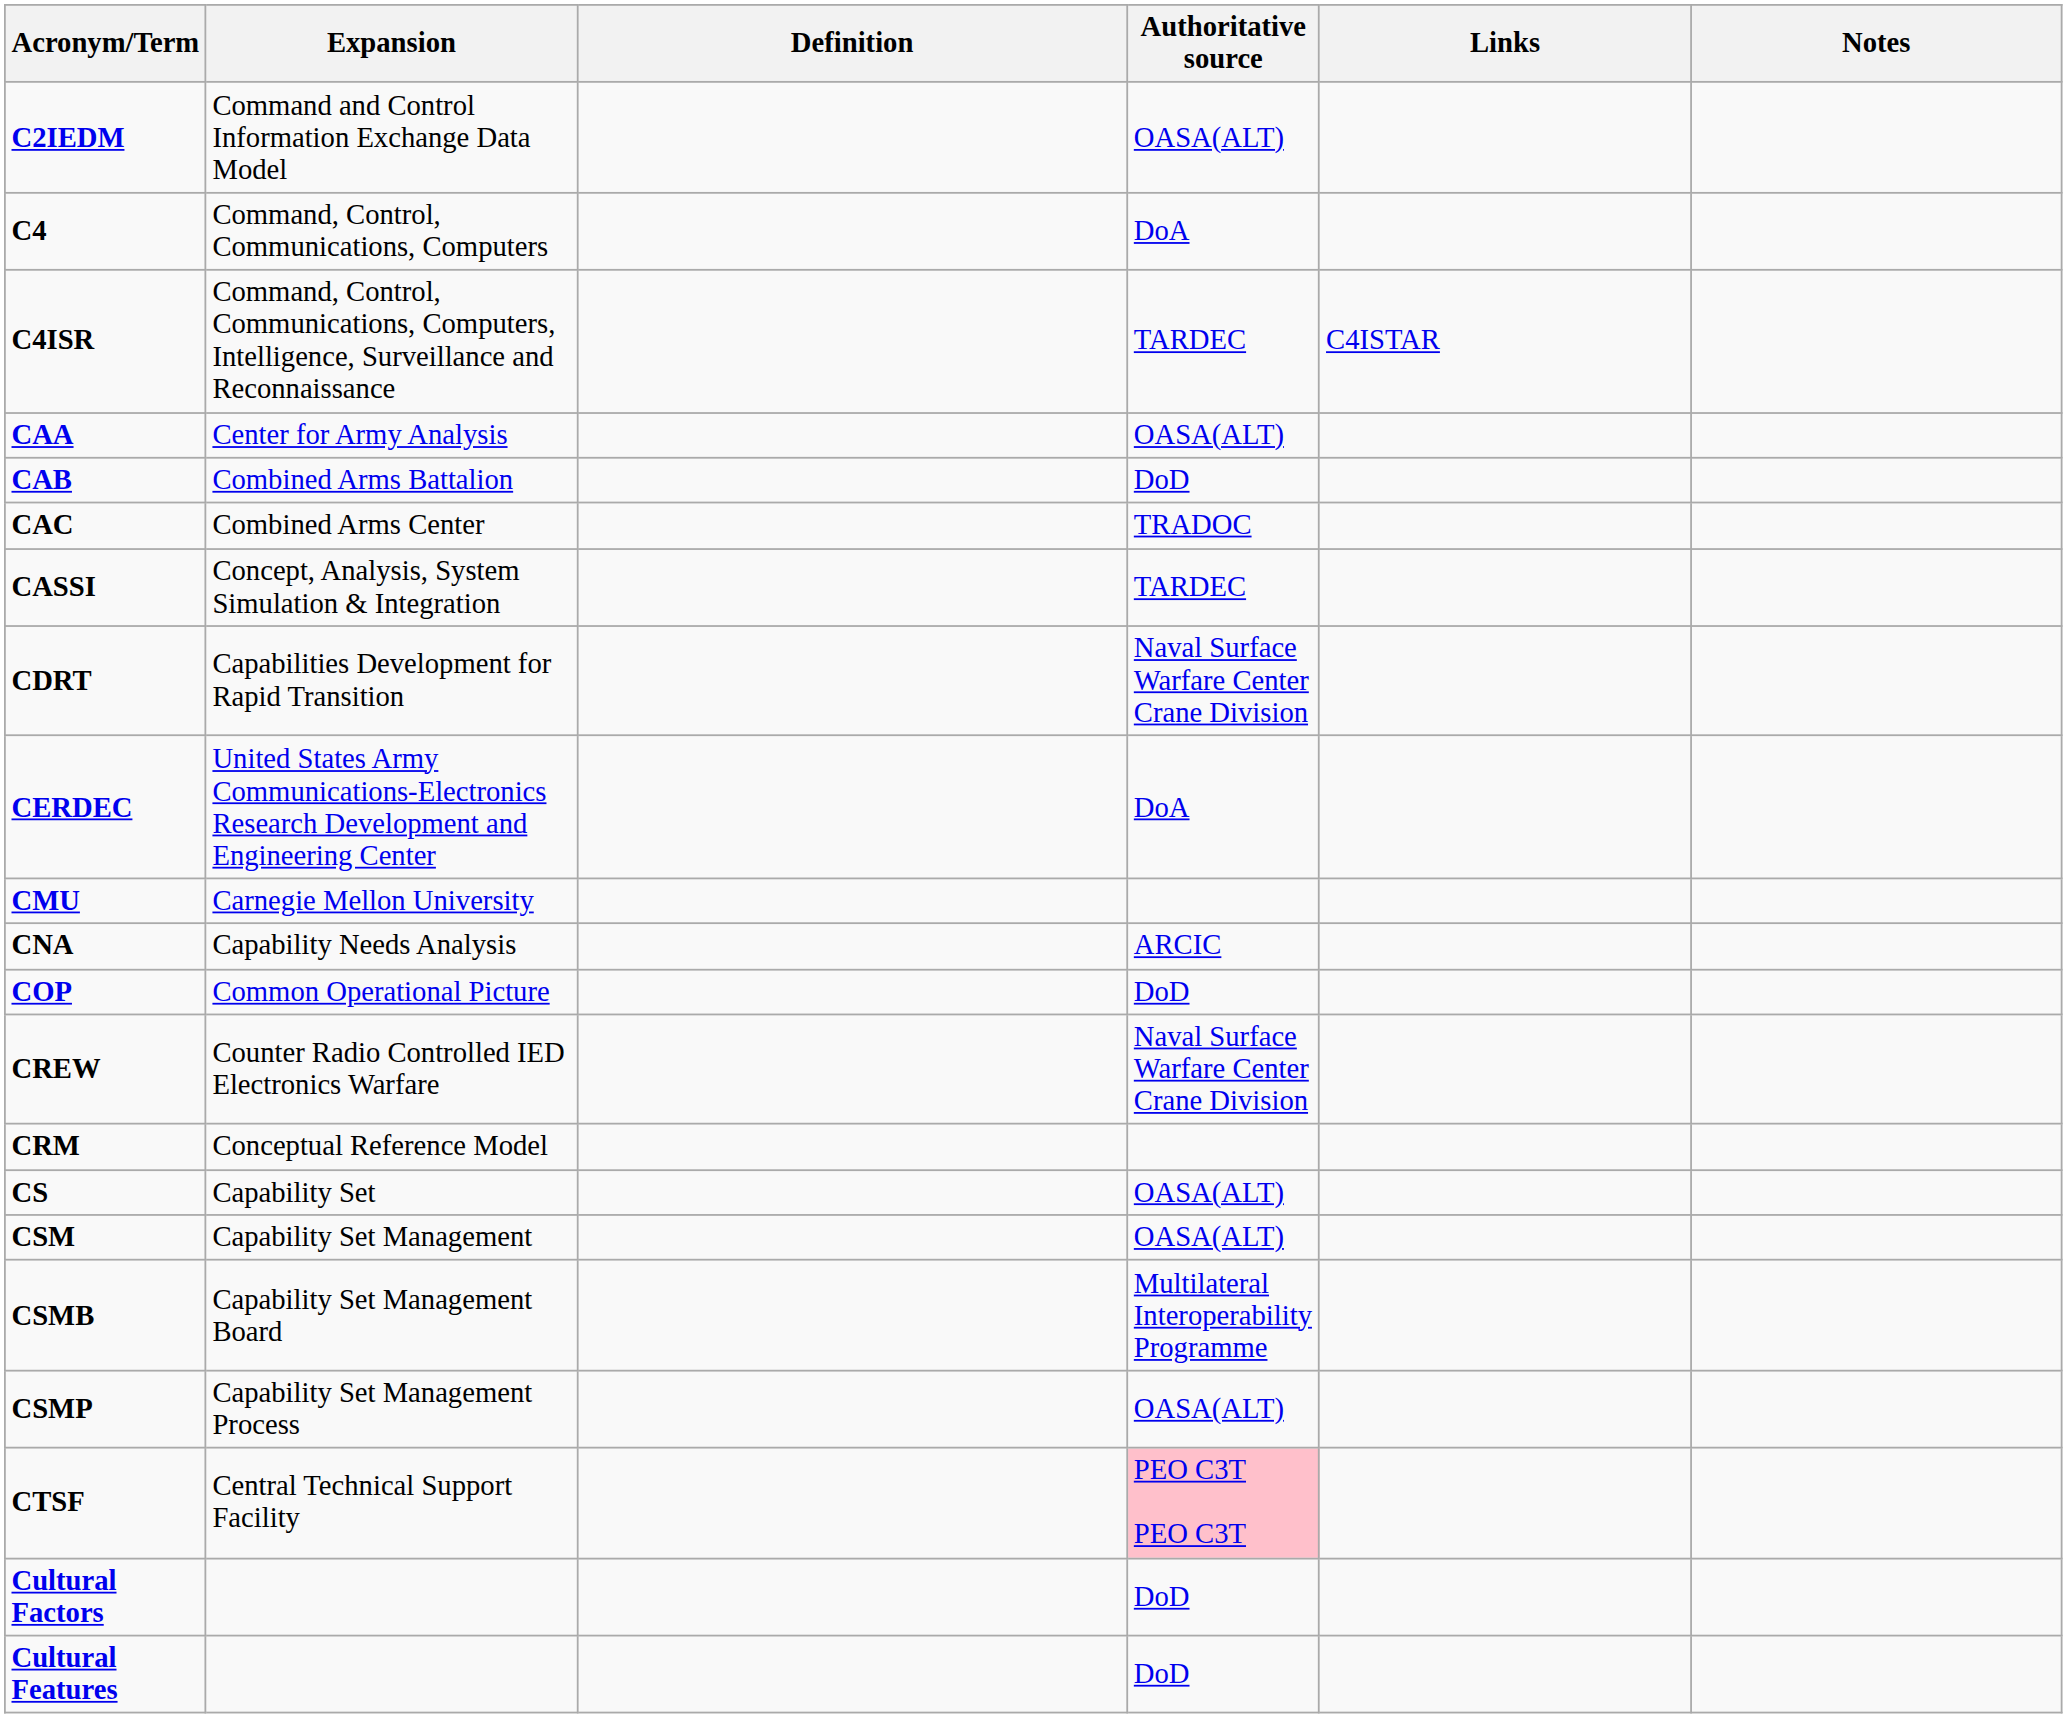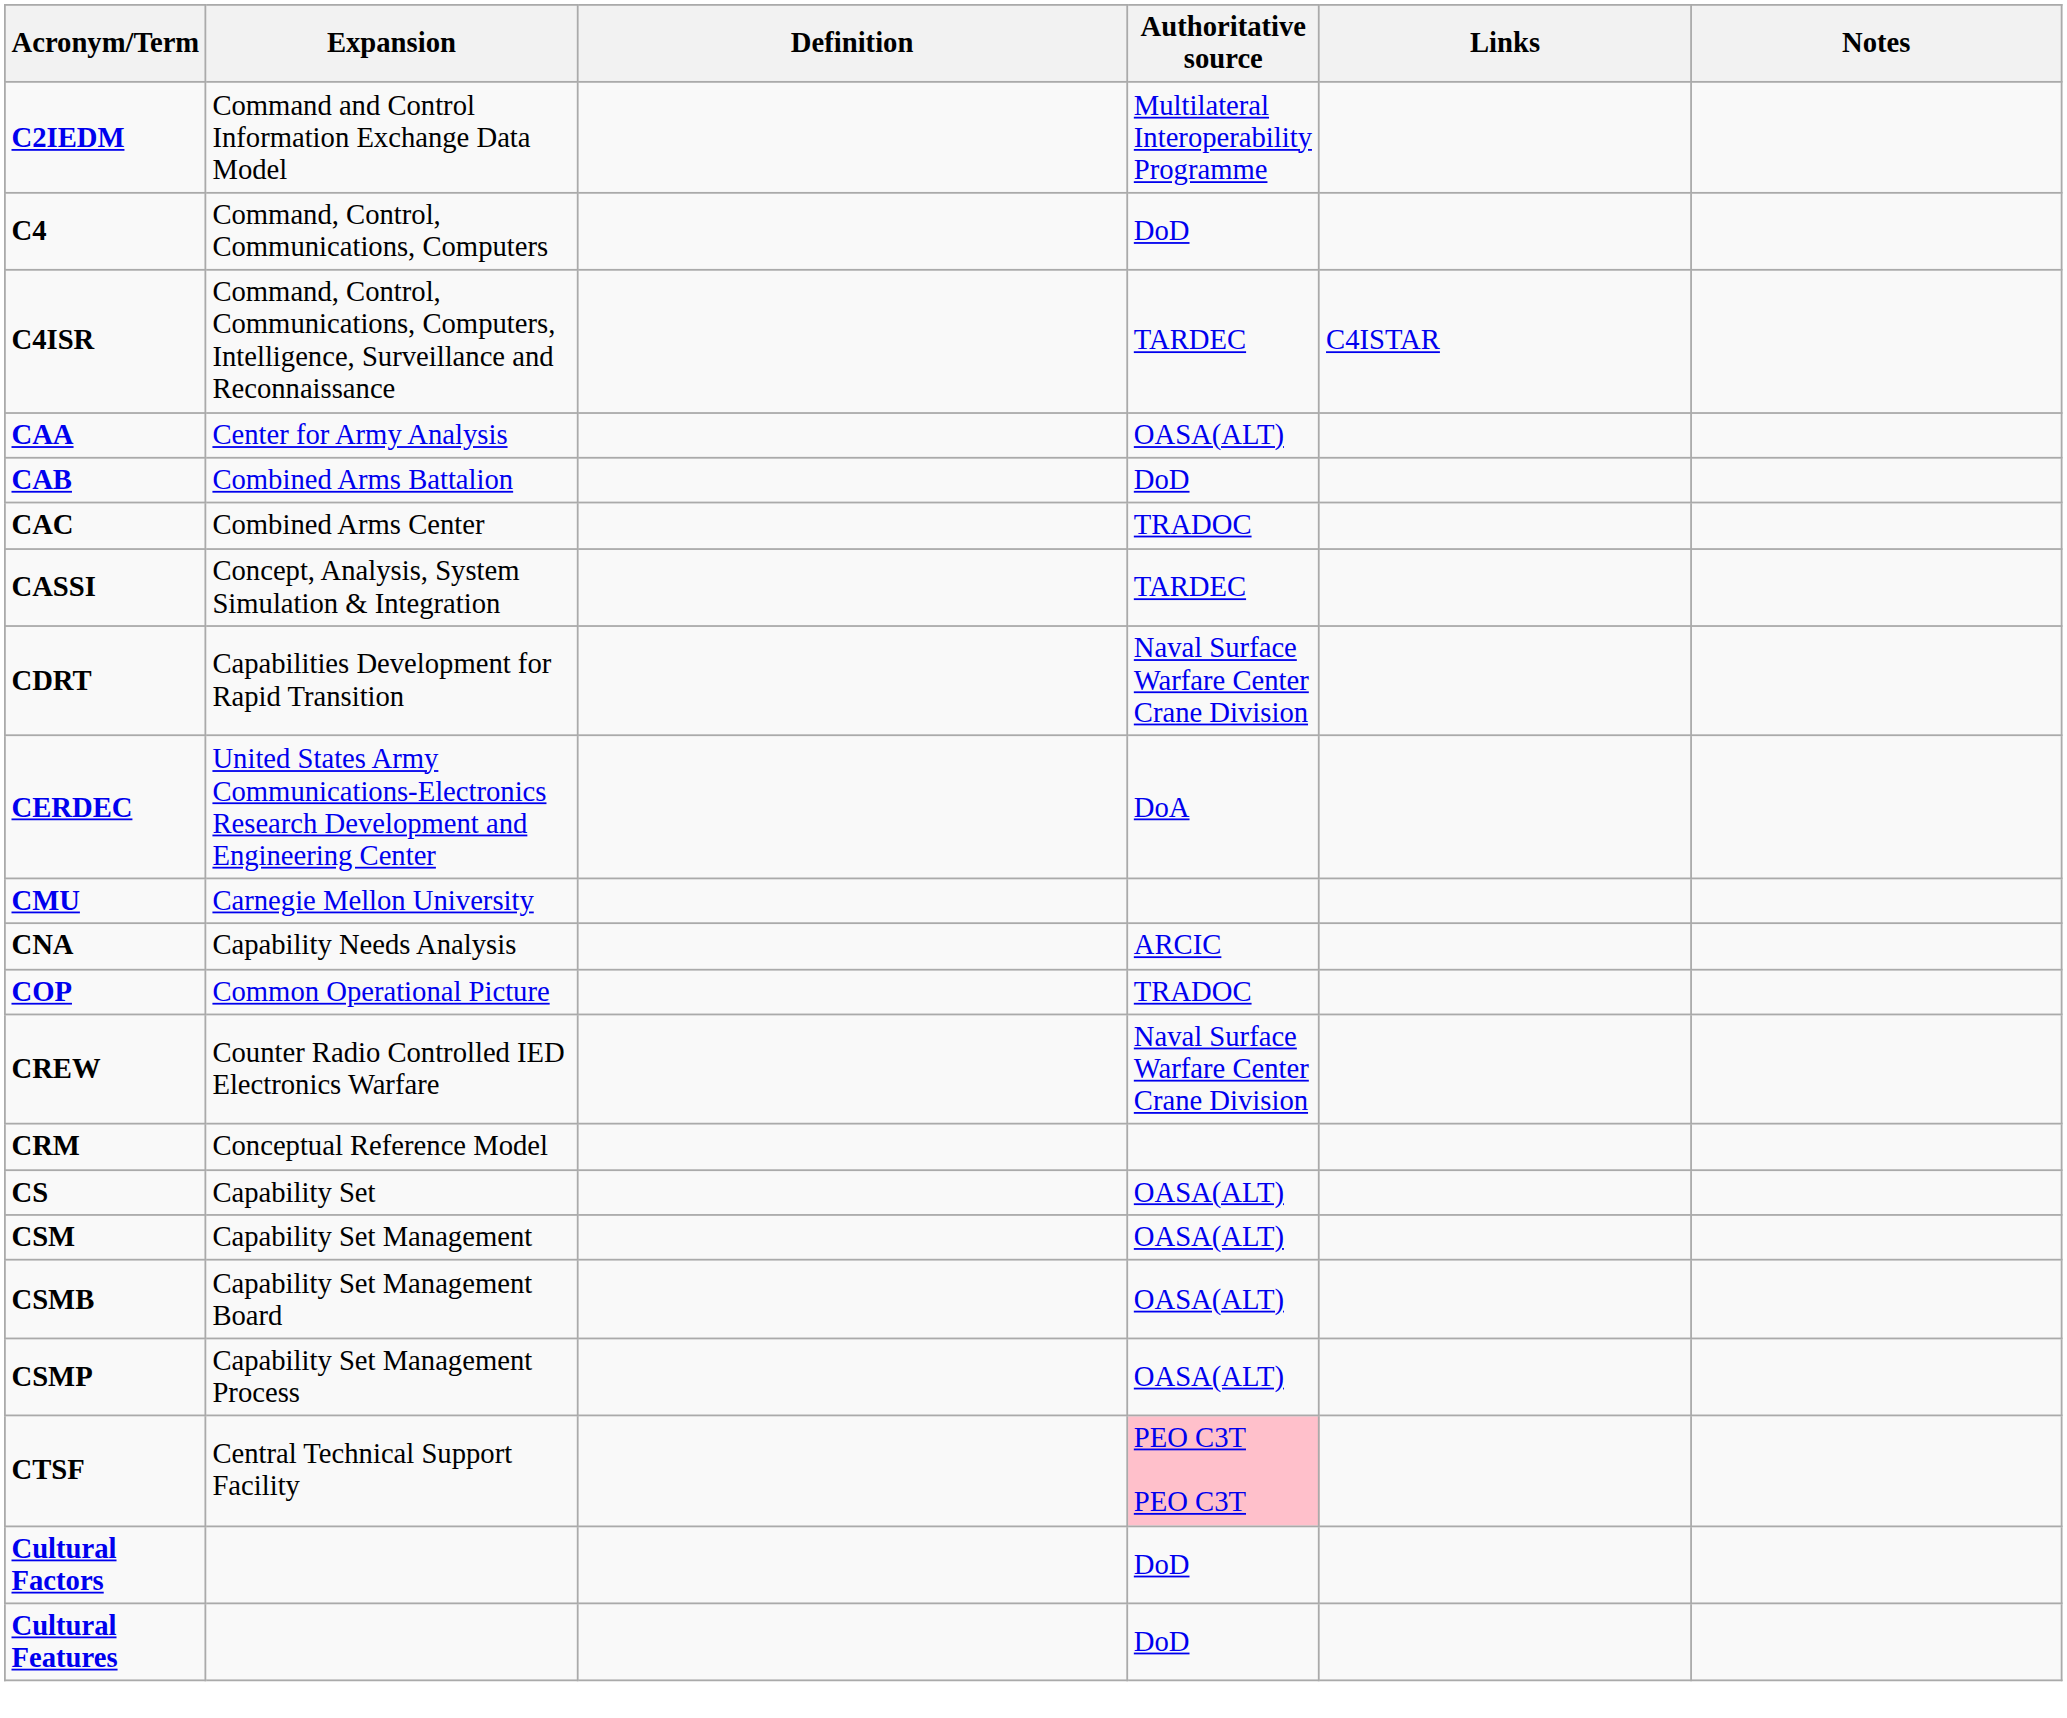(1209, 137) OASA(ALT) -> (1223, 137) Multilateral Interoperability Programme
(1162, 230) DoA -> (1162, 230) DoD
(1162, 991) DoD -> (1193, 991) TRADOC
(1223, 1314) Multilateral Interoperability Programme -> (1209, 1298) OASA(ALT)
